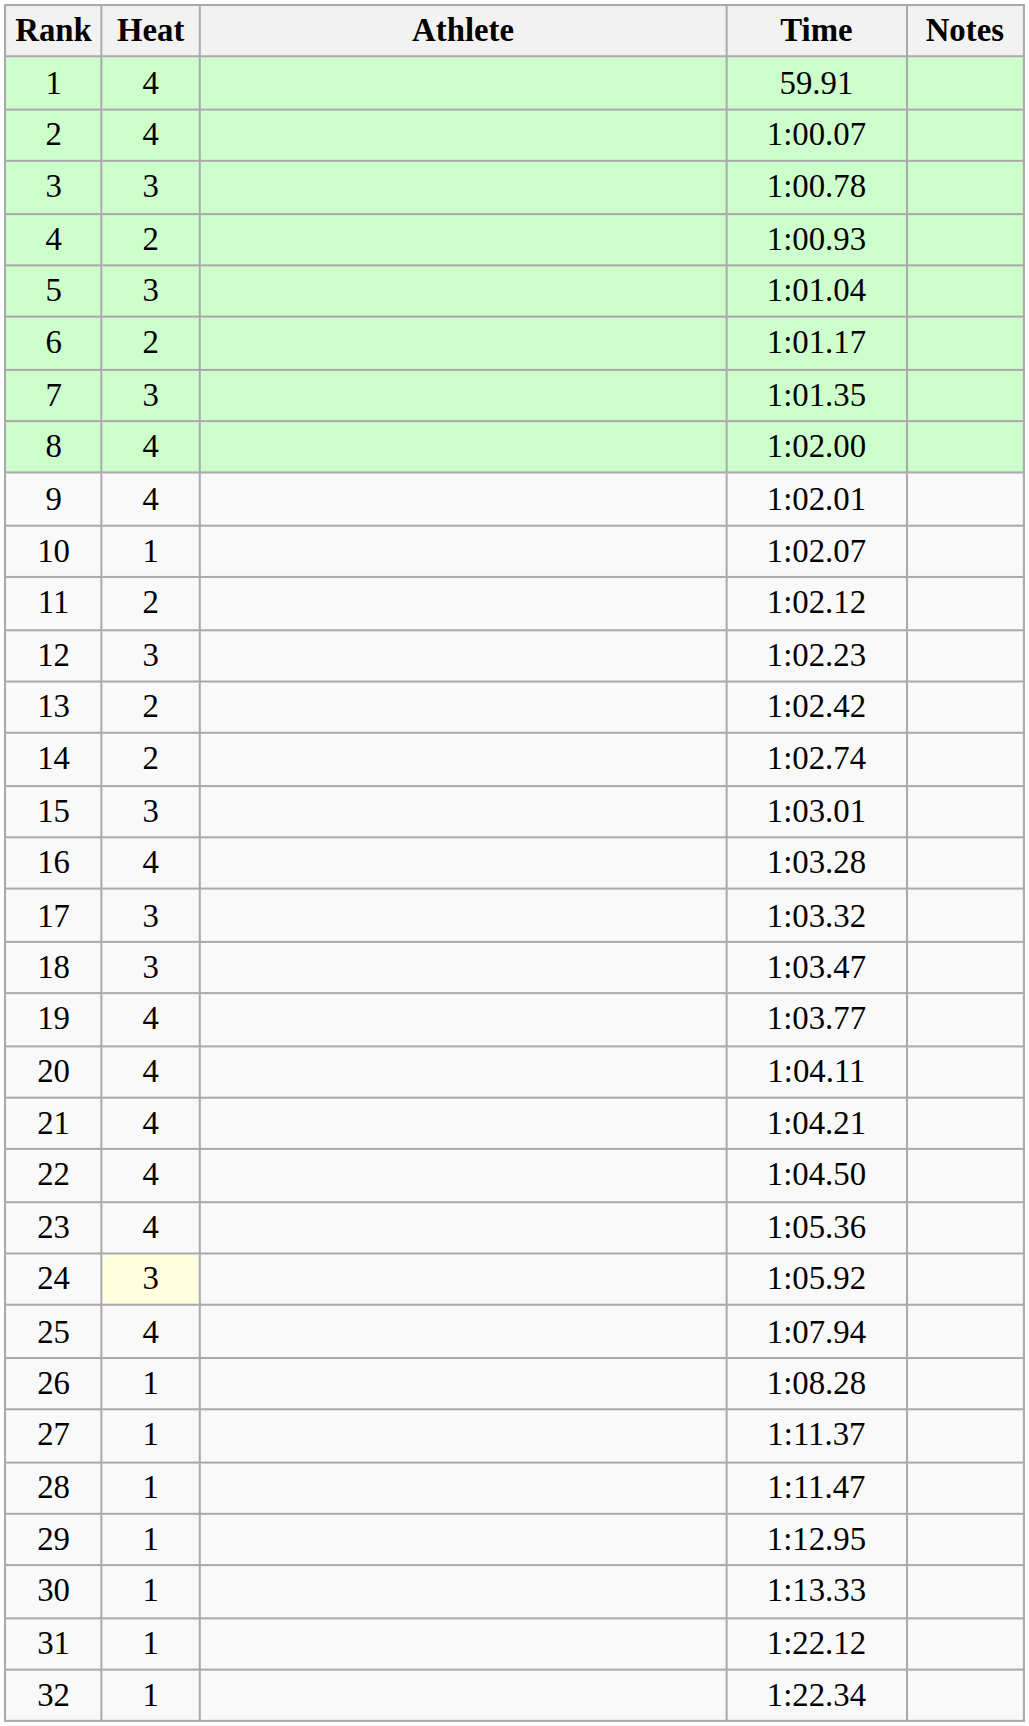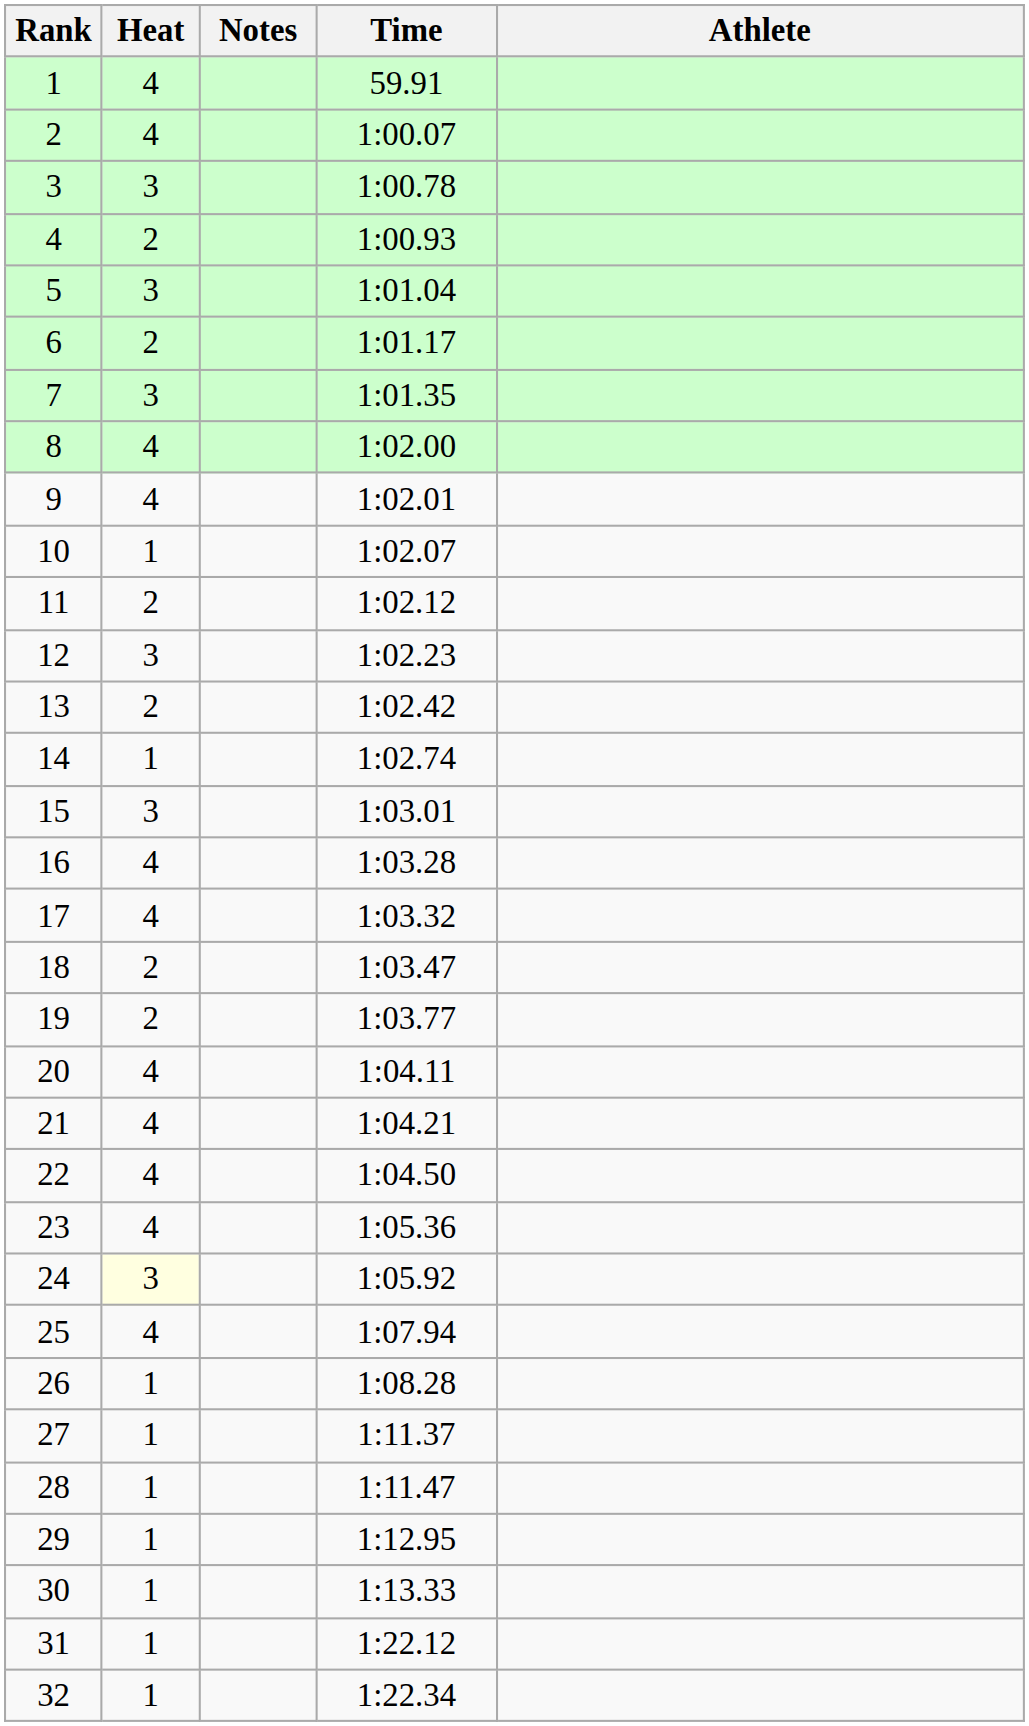columns swapped: (463, 30) <-> (965, 30)
(151, 758) 2 -> (151, 758) 1
(151, 914) 3 -> (151, 914) 4
(151, 966) 3 -> (151, 966) 2
(151, 1018) 4 -> (151, 1018) 2
